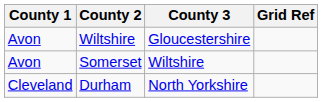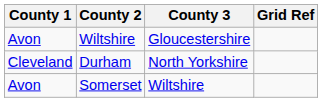rows swapped: (110, 62) <-> (105, 85)
